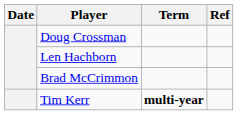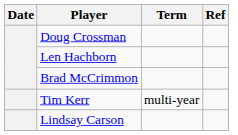(174, 99) bold -> (172, 99) normal
+ row: (82, 120)
